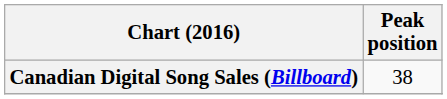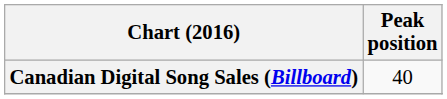(403, 76) 38 -> (403, 76) 40
